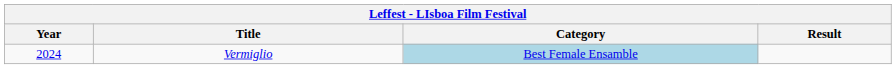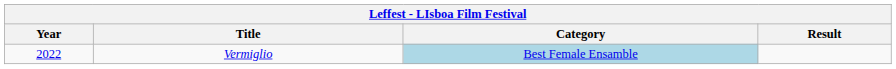(49, 53) 2024 -> (49, 53) 2022
